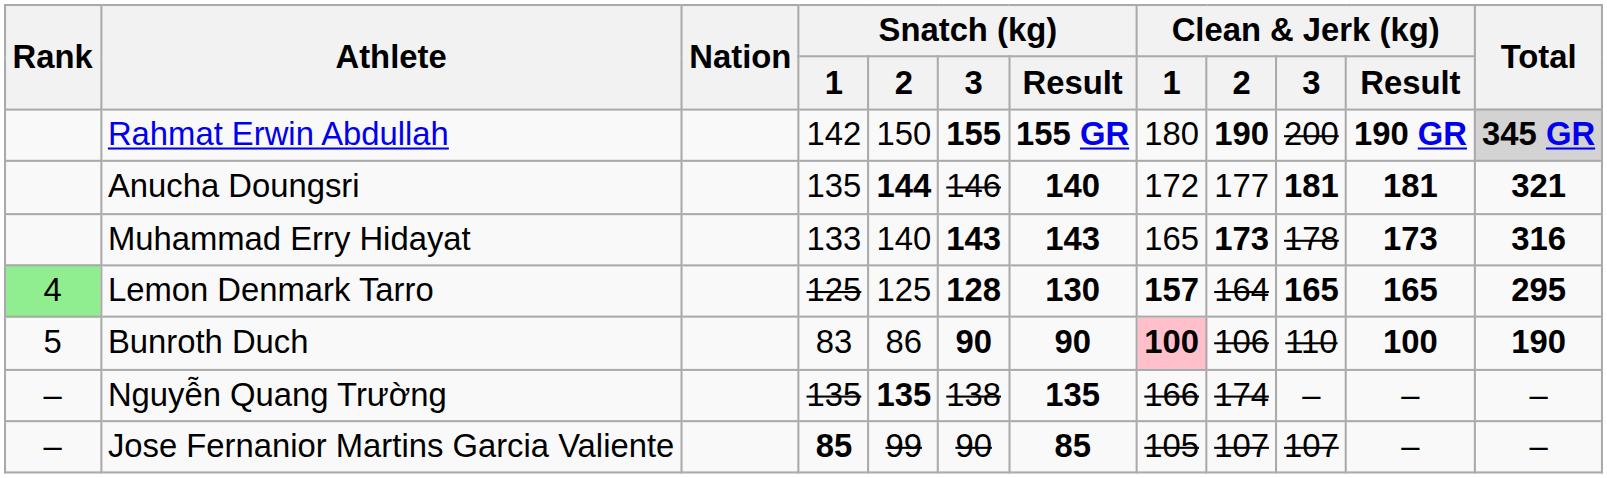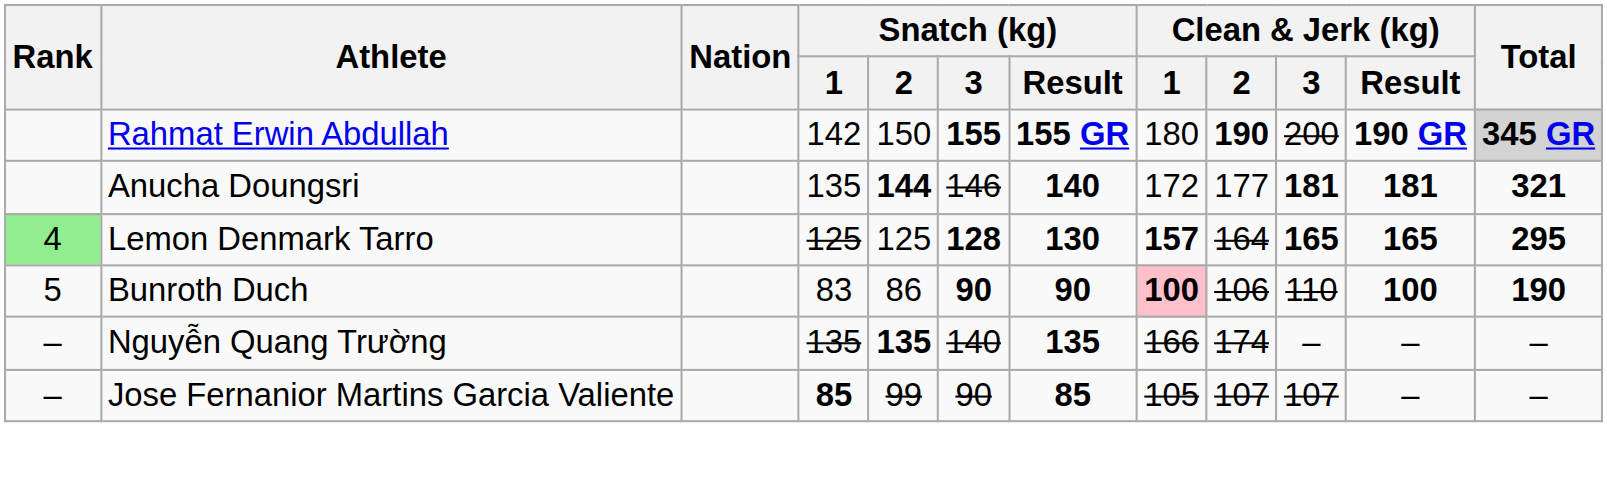- row: (289, 238)
(974, 394) 138 -> (974, 342) 140
